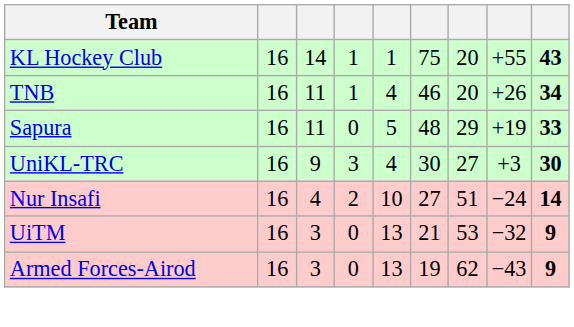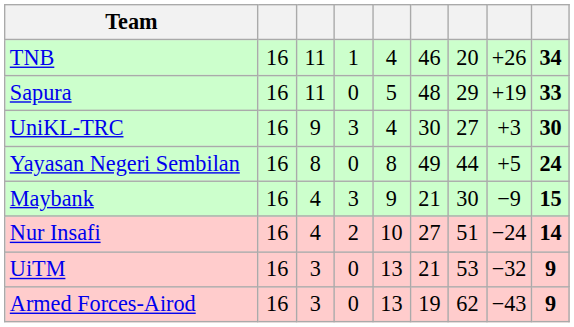- row: (86, 57)
+ row: (125, 163)
+ row: (52, 198)
